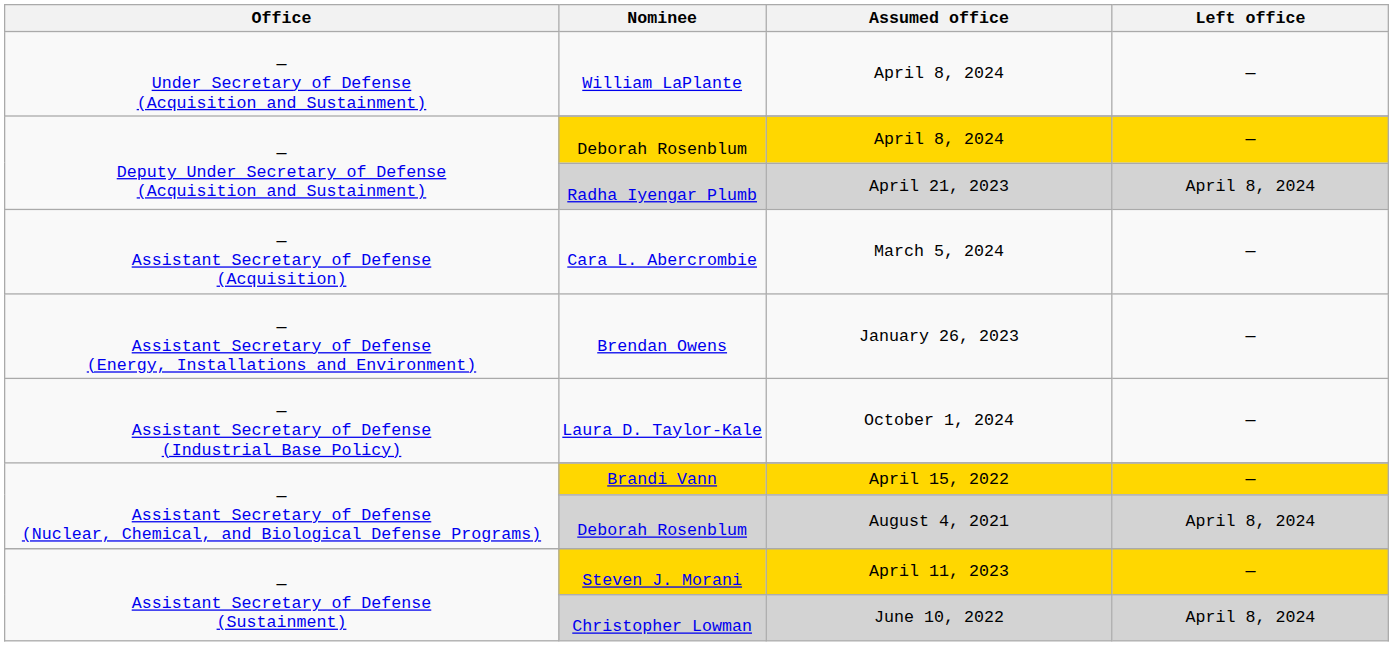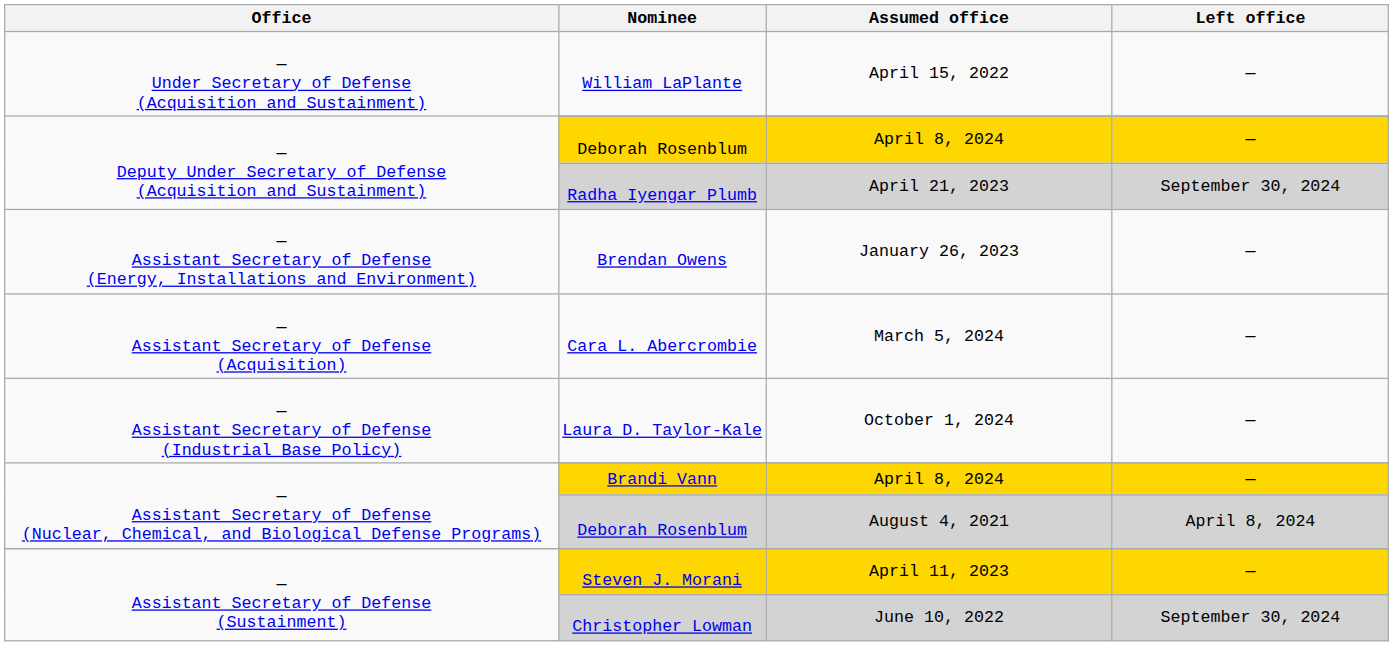(939, 74) April 8, 2024 -> (939, 74) April 15, 2022
(1250, 186) April 8, 2024 -> (1250, 186) September 30, 2024
rows swapped: (281, 261) <-> (281, 346)
(939, 479) April 15, 2022 -> (939, 479) April 8, 2024
(1250, 617) April 8, 2024 -> (1250, 617) September 30, 2024
